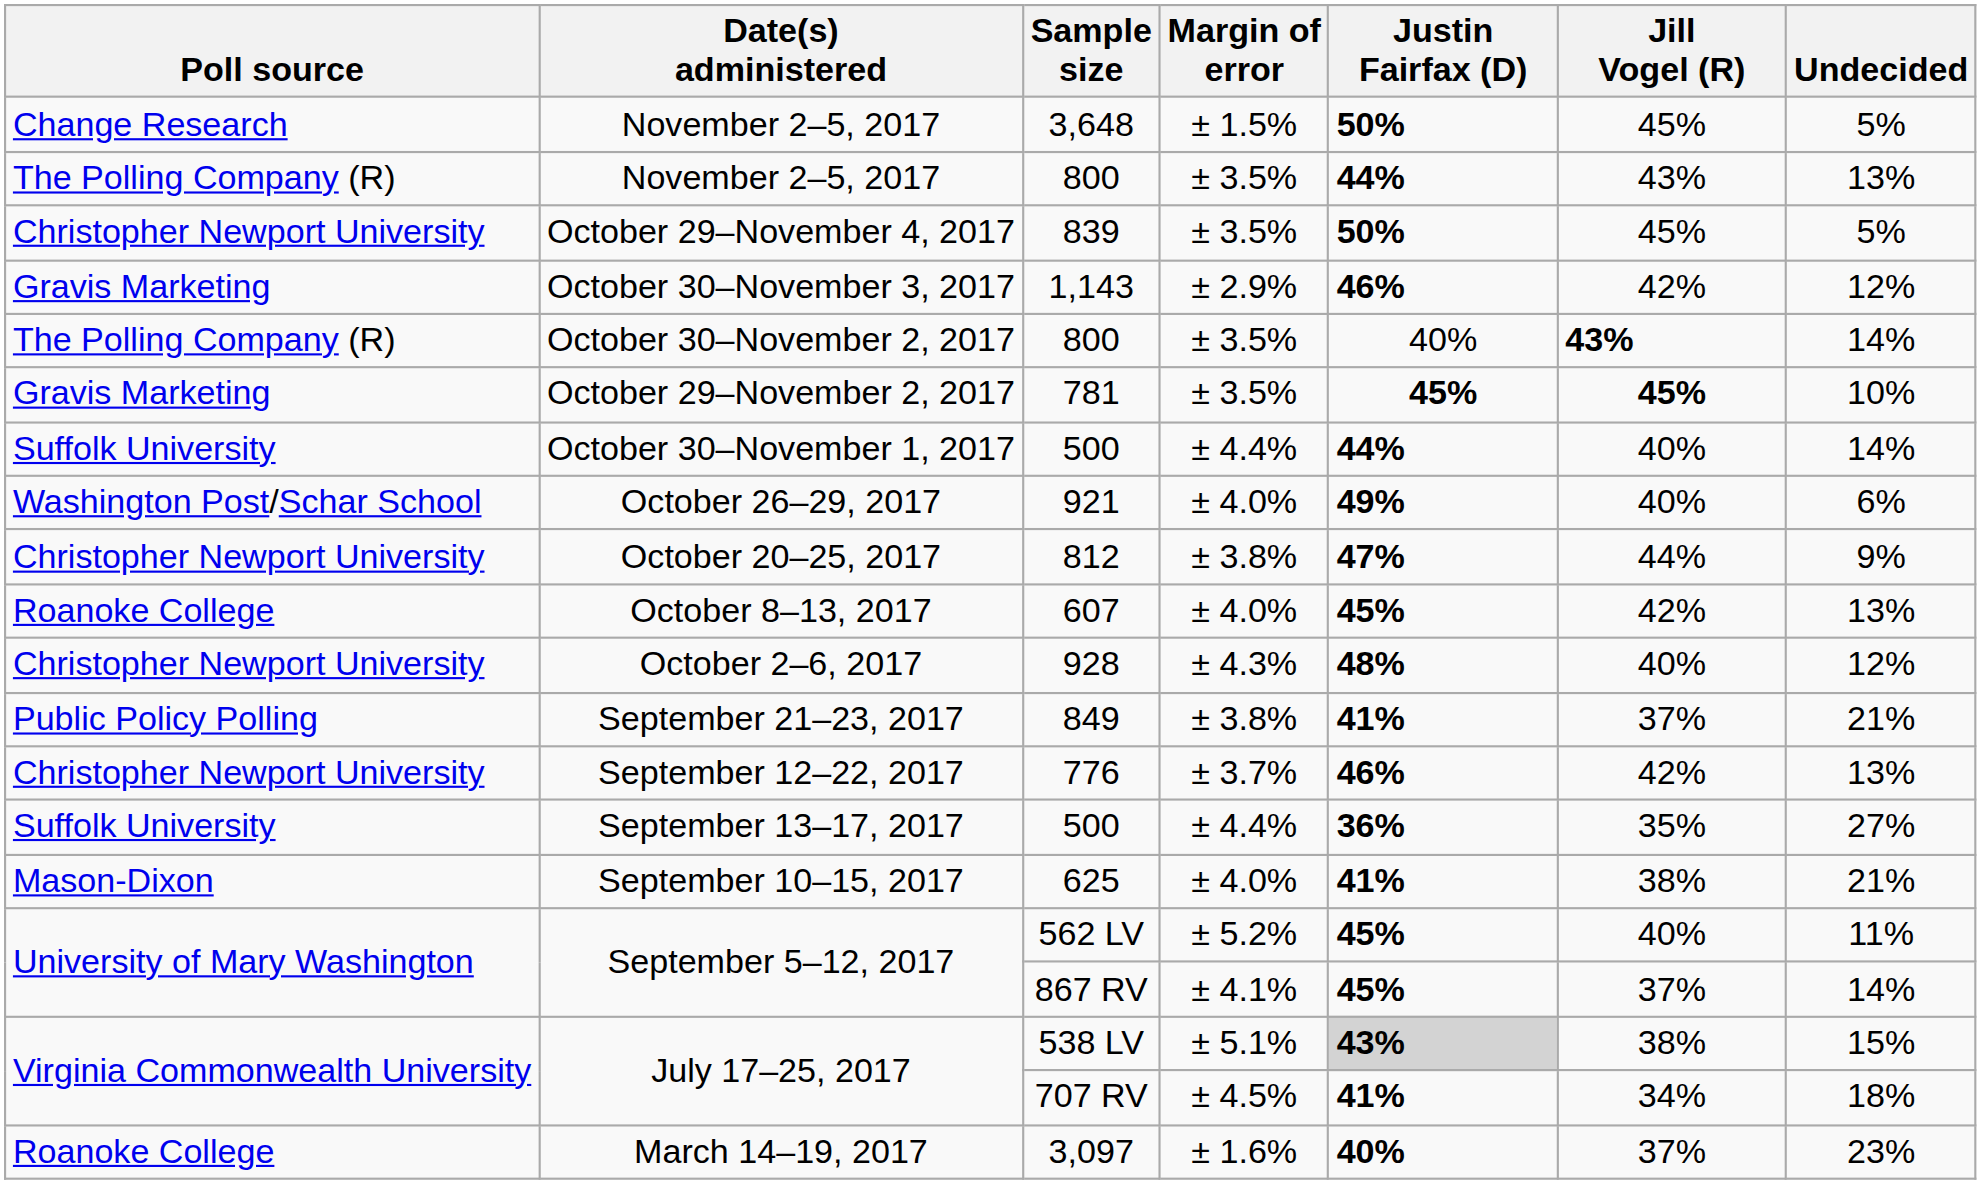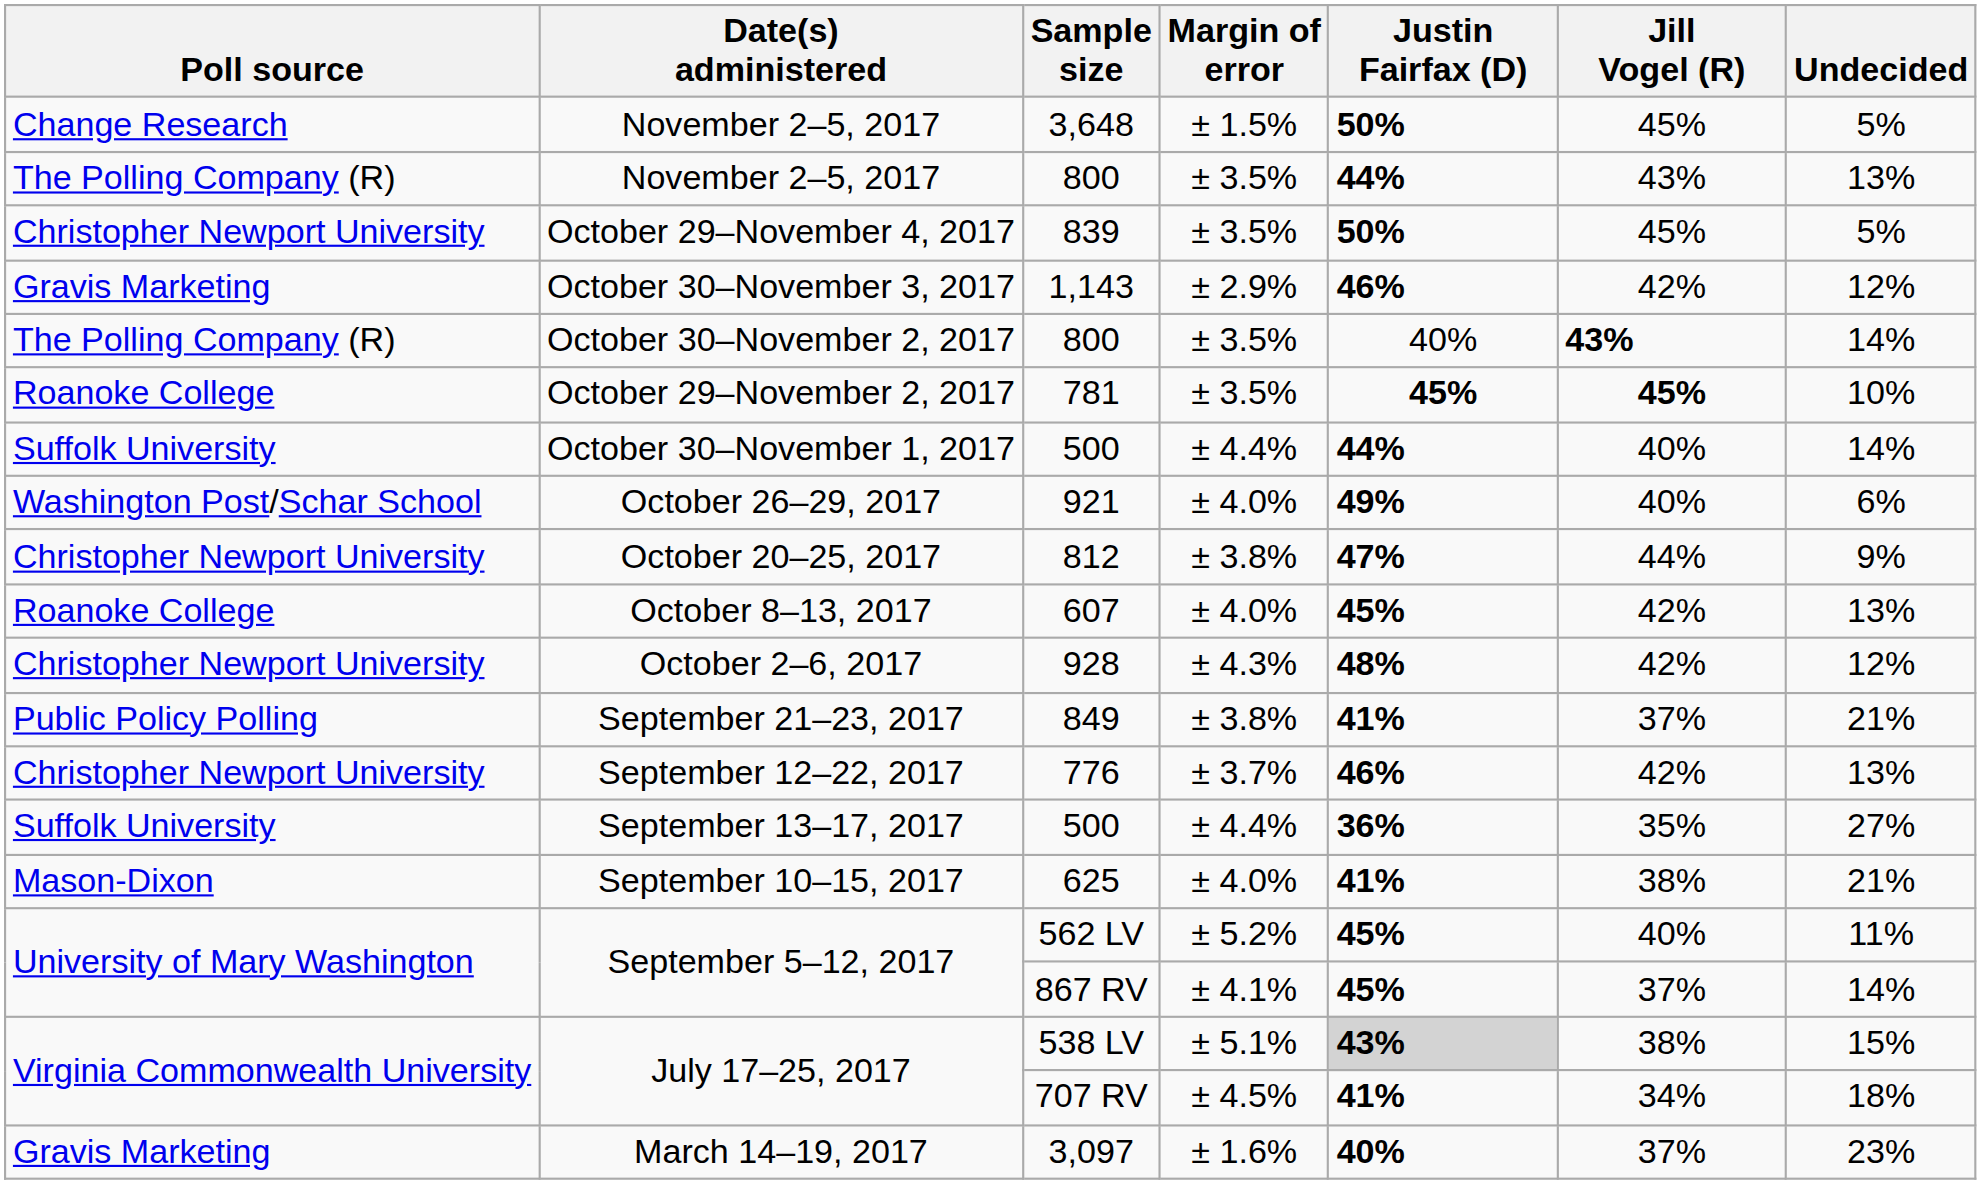(142, 394) Gravis Marketing -> (144, 394) Roanoke College
(1672, 664) 40% -> (1672, 664) 42%
(144, 1150) Roanoke College -> (142, 1150) Gravis Marketing
